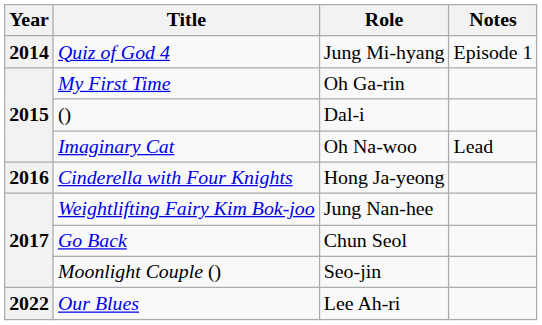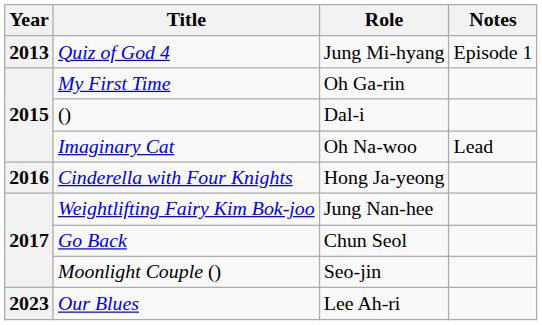(29, 51) 2014 -> (29, 51) 2013
(29, 303) 2022 -> (29, 303) 2023
